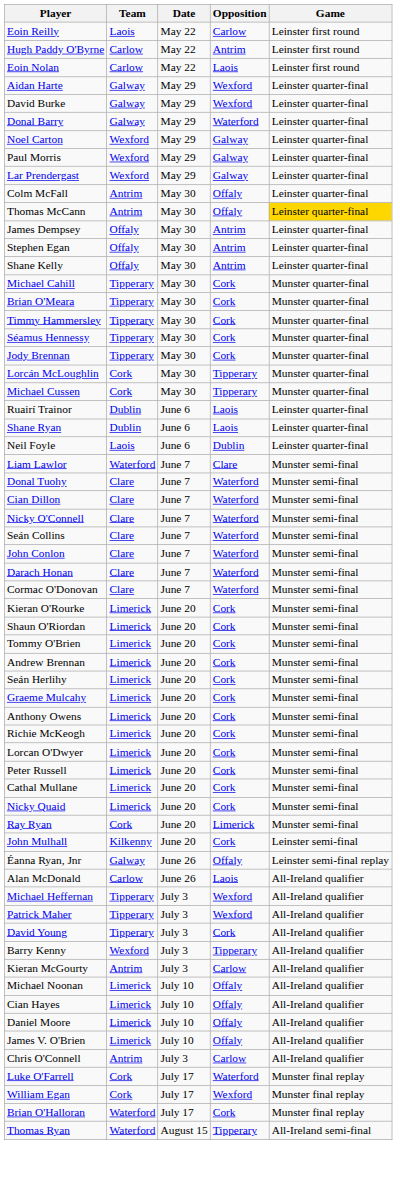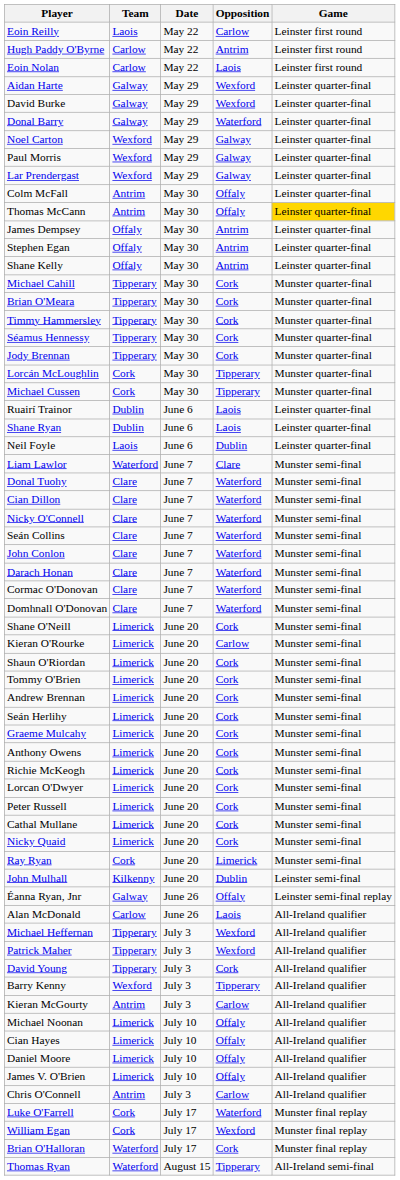+ row: (57, 608)
+ row: (39, 626)
(224, 608) Cork -> (232, 644) Carlow
(224, 842) Cork -> (231, 878) Dublin
